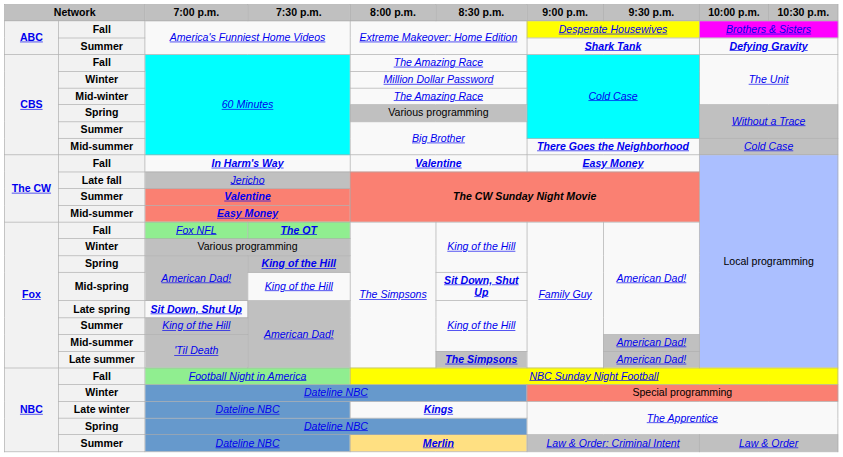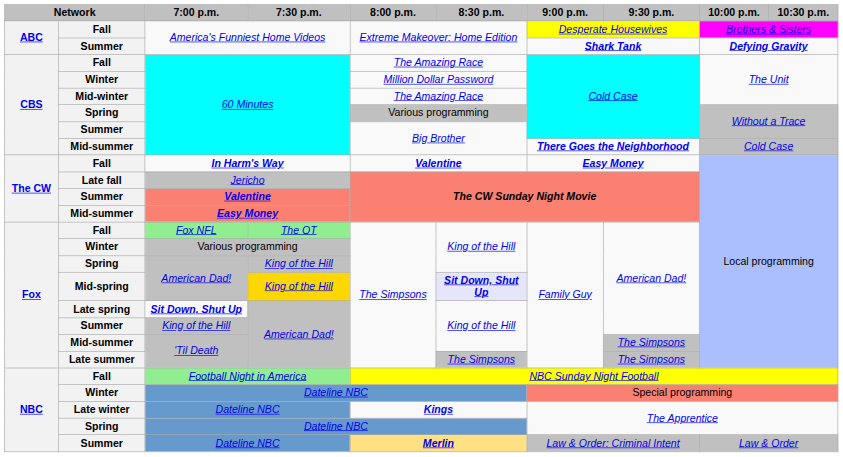(299, 230) bold -> (299, 230) normal
(299, 264) bold -> (299, 264) normal
(299, 286) no background -> (299, 286) gold background
(481, 286) no background -> (481, 286) lavender background
(651, 342) American Dad! -> (651, 342) The Simpsons
(481, 359) bold -> (481, 359) normal
(651, 359) American Dad! -> (651, 359) The Simpsons
